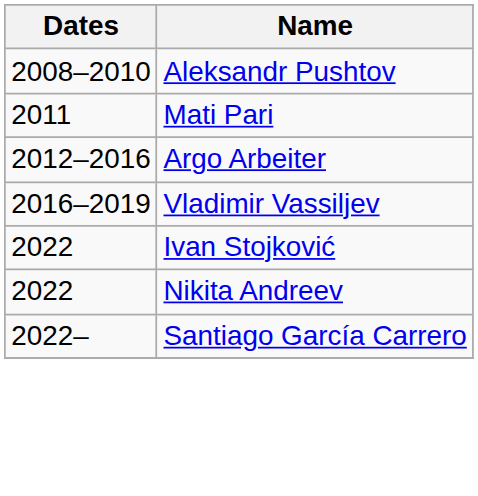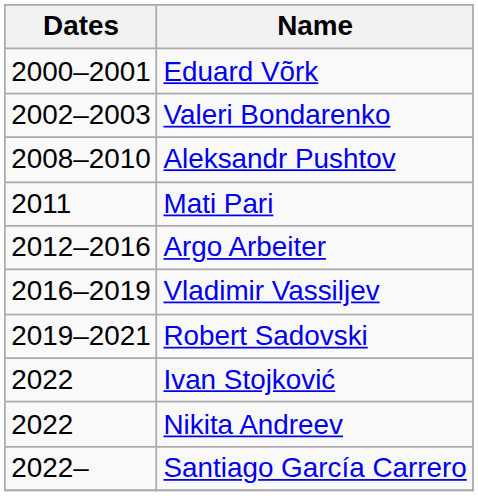+ row: (241, 70)
+ row: (277, 114)
+ row: (266, 335)
